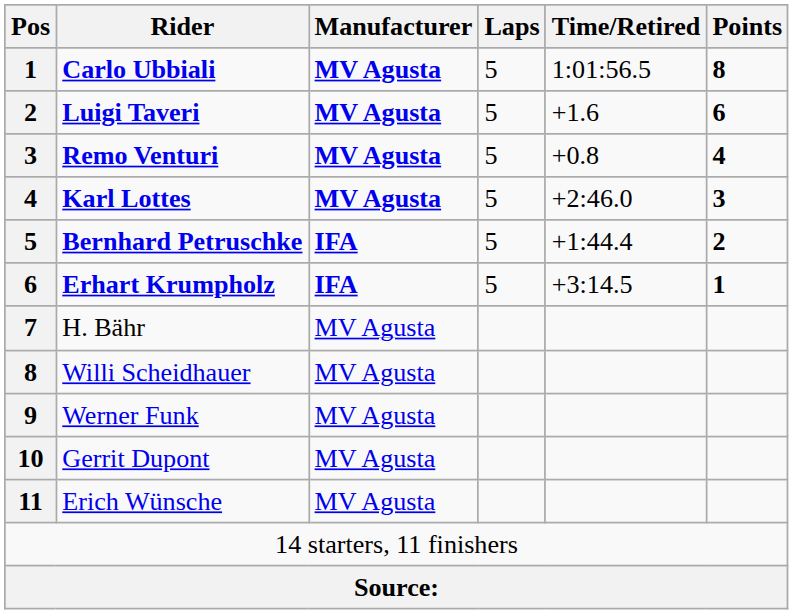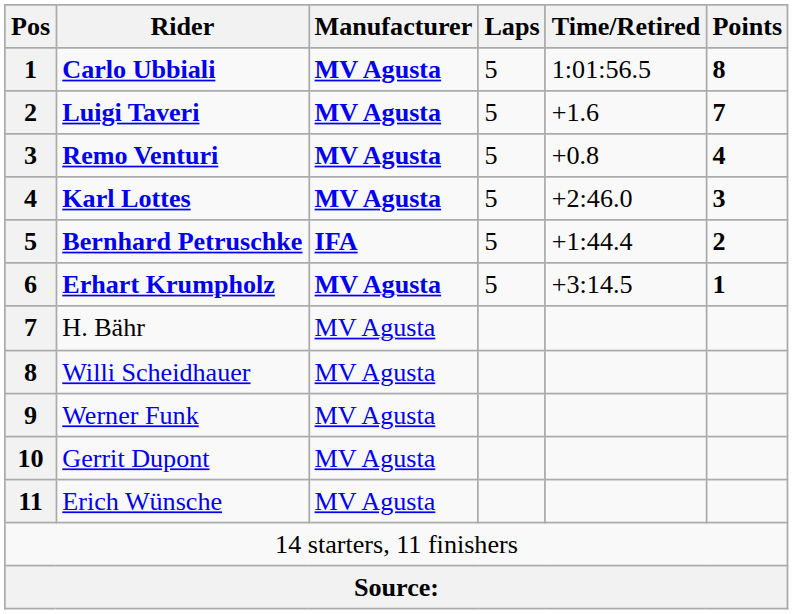(719, 112) 6 -> (719, 112) 7
(336, 284) IFA -> (378, 284) MV Agusta
